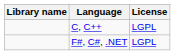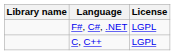rows swapped: (86, 27) <-> (99, 42)
